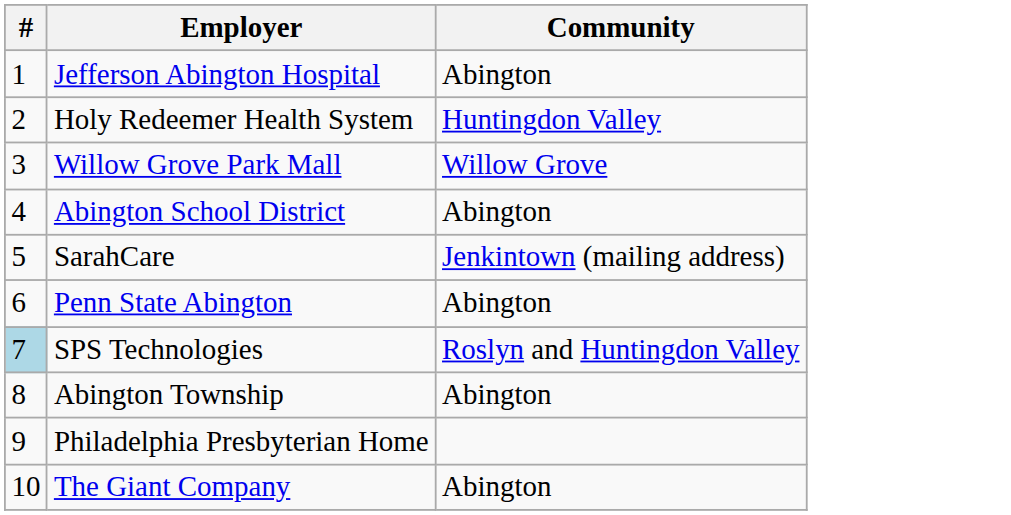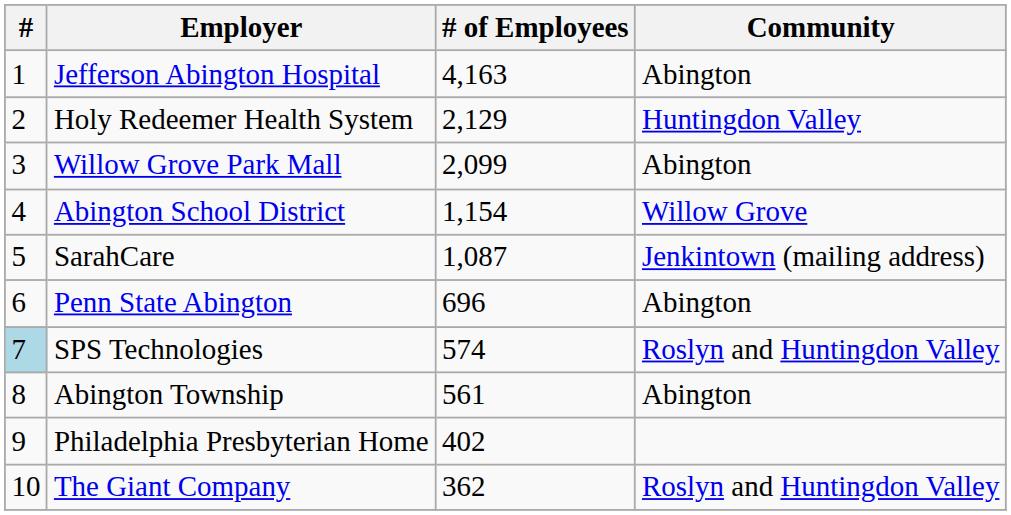+ column: (535, 27)
(525, 165) Willow Grove -> (697, 165) Abington
(497, 211) Abington -> (725, 211) Willow Grove
(497, 486) Abington -> (821, 486) Roslyn and Huntingdon Valley
